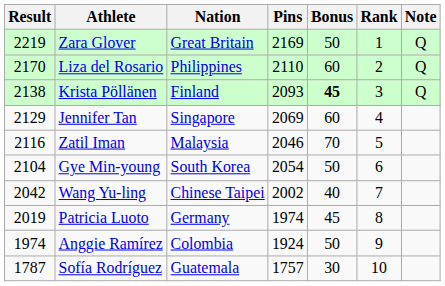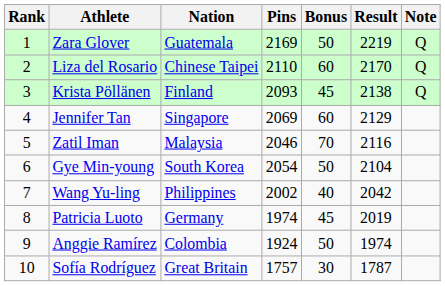columns swapped: (379, 17) <-> (30, 17)
(212, 42) Great Britain -> (199, 42) Guatemala
(206, 67) Philippines -> (211, 67) Chinese Taipei
(332, 92) bold -> (326, 92) normal
(218, 192) Chinese Taipei -> (200, 192) Philippines
(205, 268) Guatemala -> (206, 268) Great Britain
